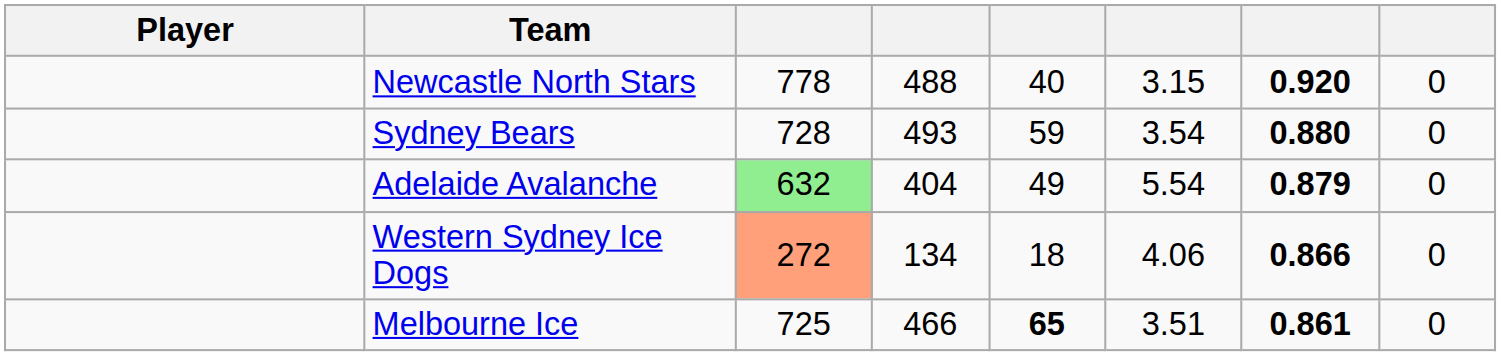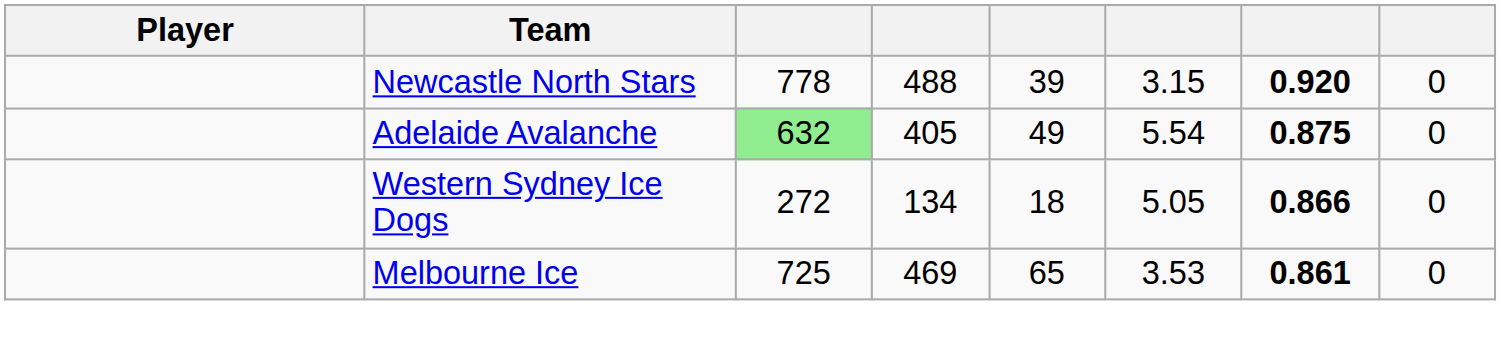(1047, 81) 40 -> (1047, 81) 39
- row: (474, 133)
(930, 184) 404 -> (930, 133) 405
(1310, 184) 0.879 -> (1310, 133) 0.875
(804, 254) lightsalmon background -> (804, 203) no background
(1173, 254) 4.06 -> (1173, 203) 5.05
(930, 324) 466 -> (930, 272) 469
(1047, 324) bold -> (1047, 272) normal
(1173, 324) 3.51 -> (1173, 272) 3.53
